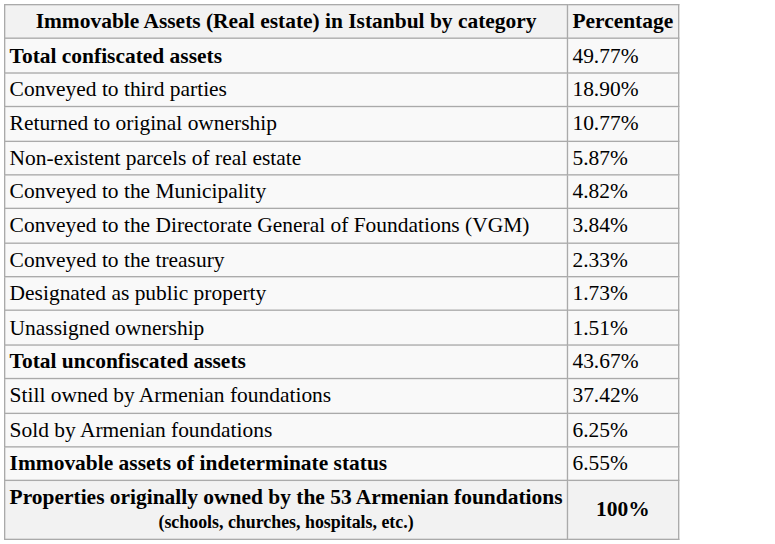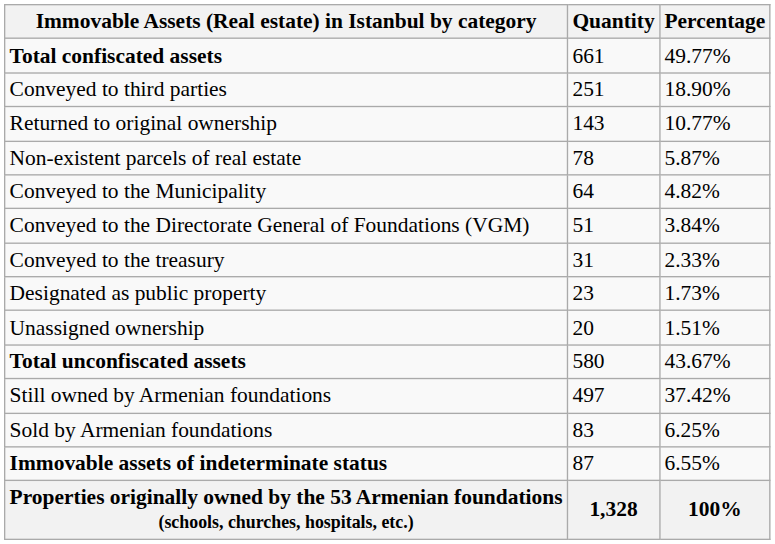+ column: (614, 21)
